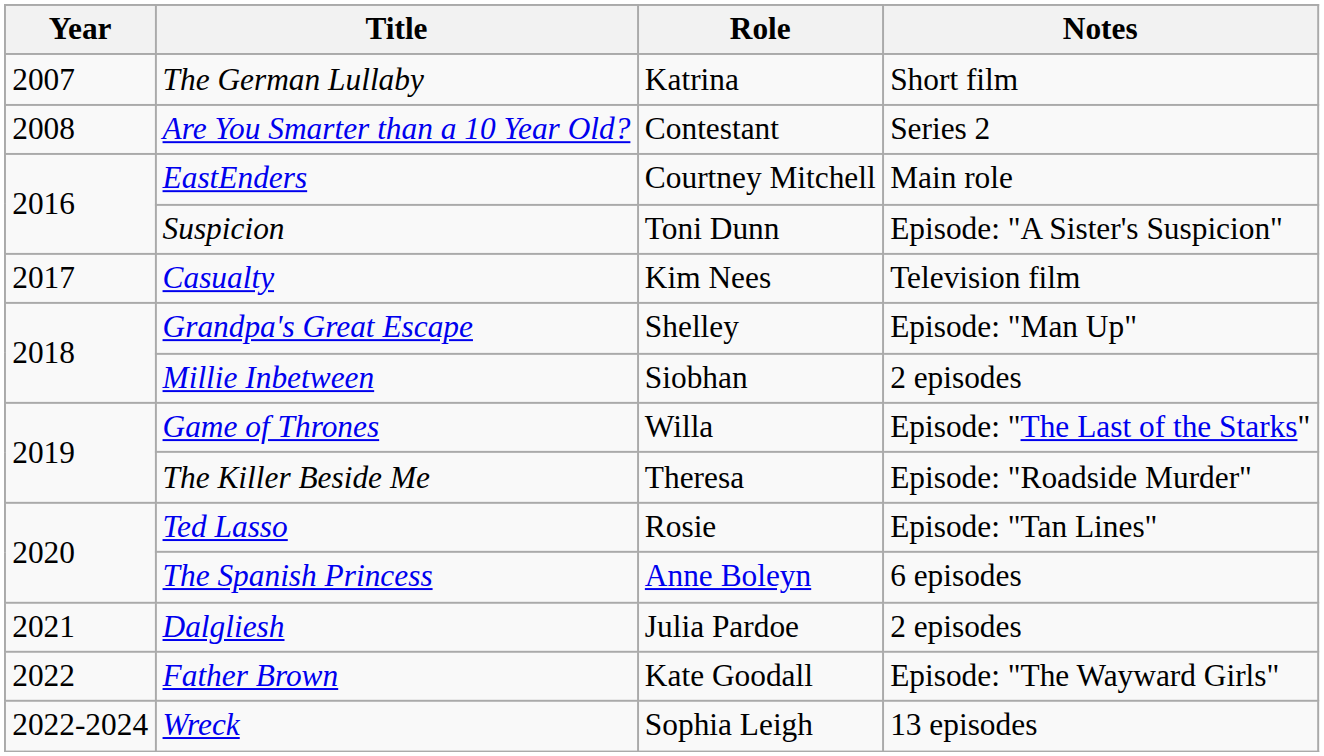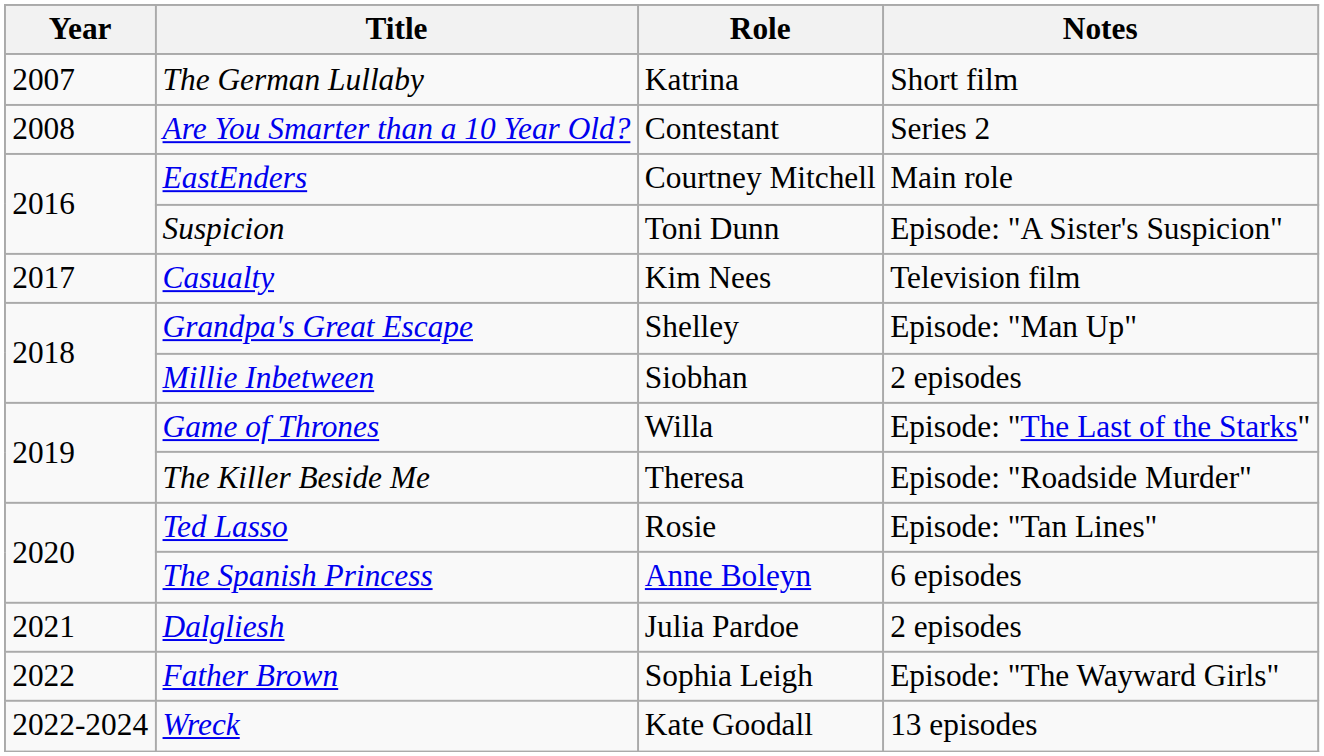(729, 675) Kate Goodall -> (729, 675) Sophia Leigh
(729, 725) Sophia Leigh -> (729, 725) Kate Goodall
